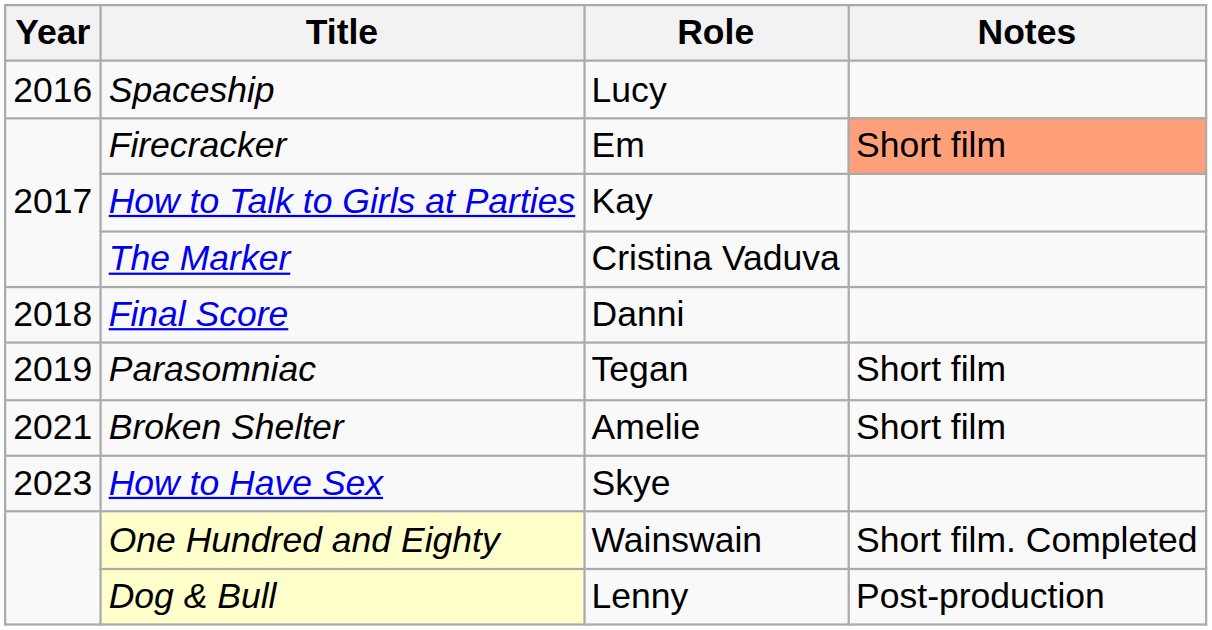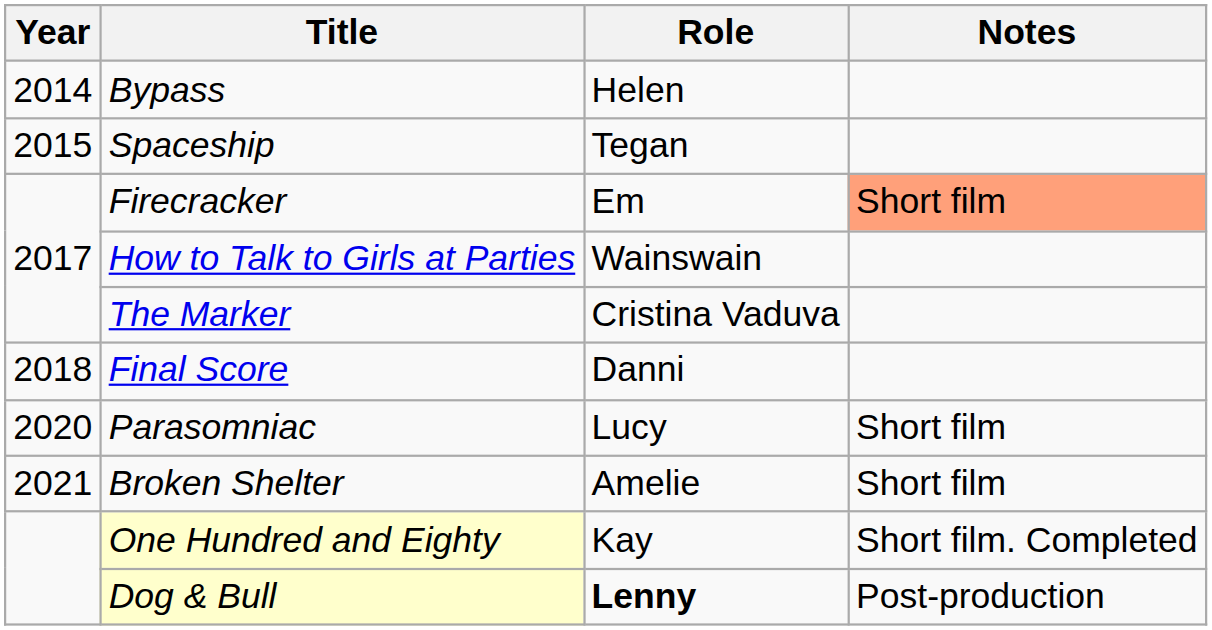+ row: (167, 88)
(53, 88) 2016 -> (53, 145) 2015
(629, 88) Lucy -> (640, 145) Tegan
(622, 201) Kay -> (677, 257) Wainswain
(53, 370) 2019 -> (53, 426) 2020
(640, 370) Tegan -> (629, 426) Lucy
- row: (246, 483)
(677, 539) Wainswain -> (622, 539) Kay
(640, 595) normal -> (644, 595) bold
